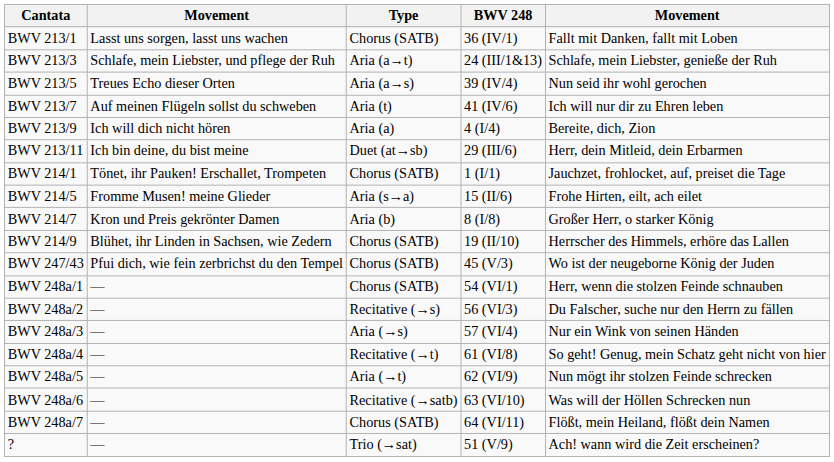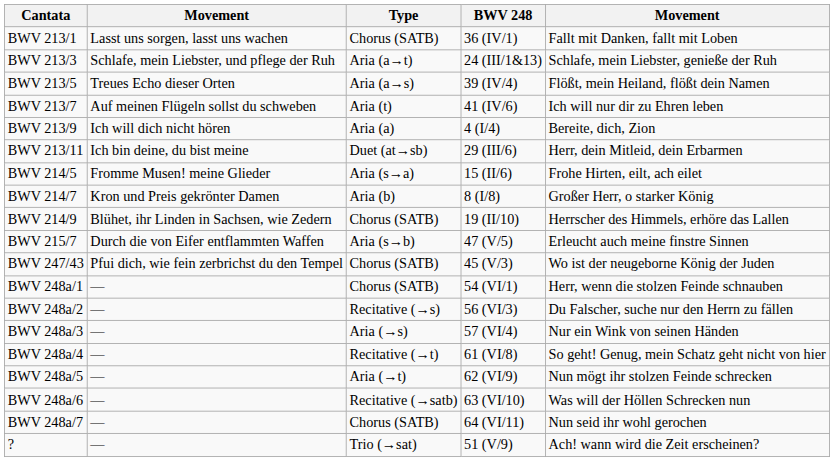(628, 83) Nun seid ihr wohl gerochen -> (659, 83) Flößt, mein Heiland, flößt dein Namen
- row: (42, 173)
+ row: (42, 241)
(659, 422) Flößt, mein Heiland, flößt dein Namen -> (628, 422) Nun seid ihr wohl gerochen
